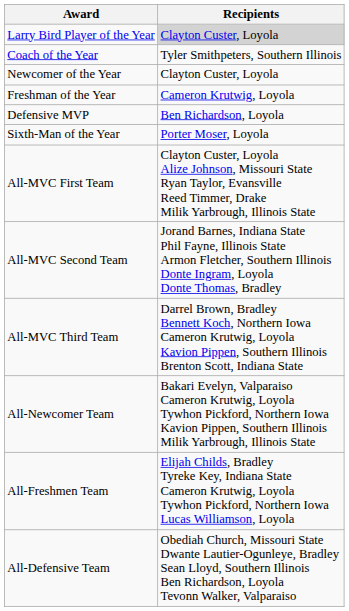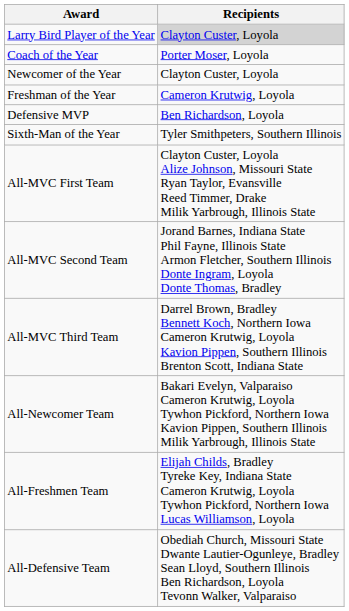(251, 54) Tyler Smithpeters, Southern Illinois -> (215, 54) Porter Moser, Loyola
(215, 134) Porter Moser, Loyola -> (251, 134) Tyler Smithpeters, Southern Illinois
